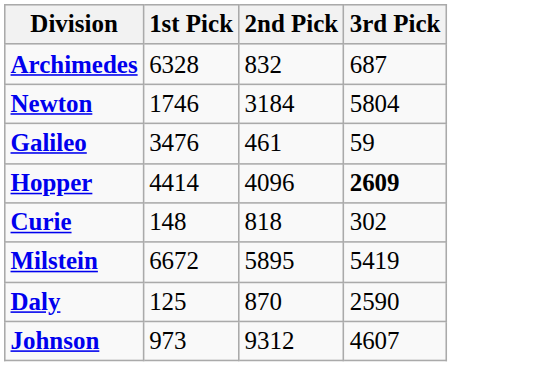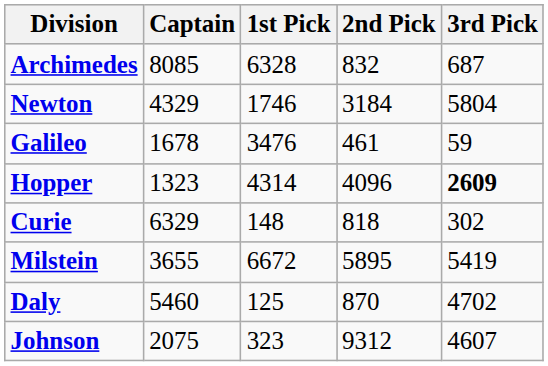+ column: (192, 24)
(174, 182) 4414 -> (272, 182) 4314
(375, 301) 2590 -> (472, 301) 4702
(168, 340) 973 -> (265, 340) 323
